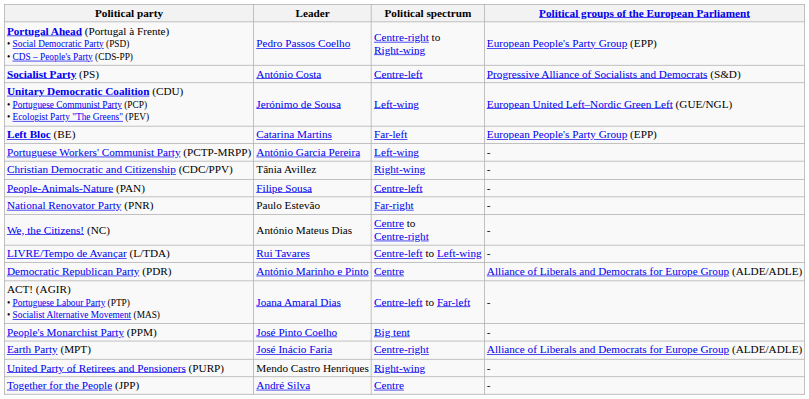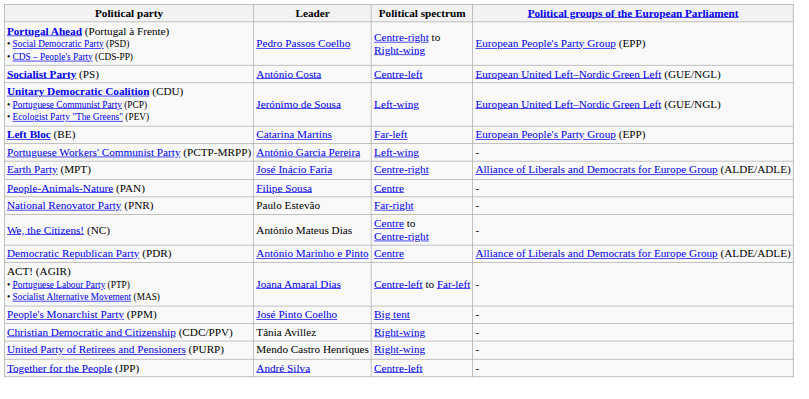(614, 74) Progressive Alliance of Socialists and Democrats (S&D) -> (598, 74) European United Left–Nordic Green Left (GUE/NGL)
rows swapped: (49, 350) <-> (120, 170)
(398, 188) Centre-left -> (389, 188) Centre
- row: (88, 254)
(389, 385) Centre -> (398, 368) Centre-left
